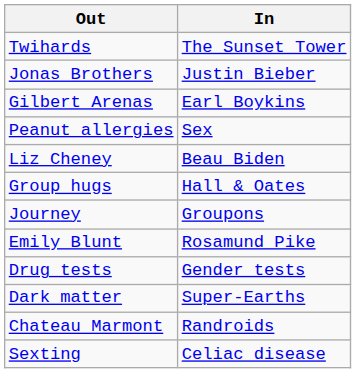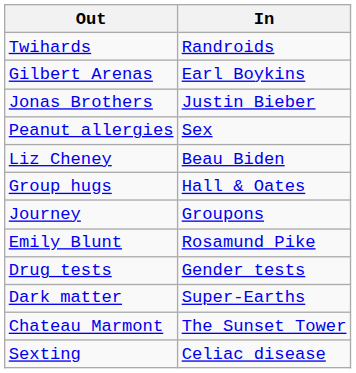(264, 47) The Sunset Tower -> (228, 47) Randroids
rows swapped: (81, 75) <-> (81, 103)
(228, 326) Randroids -> (264, 326) The Sunset Tower
